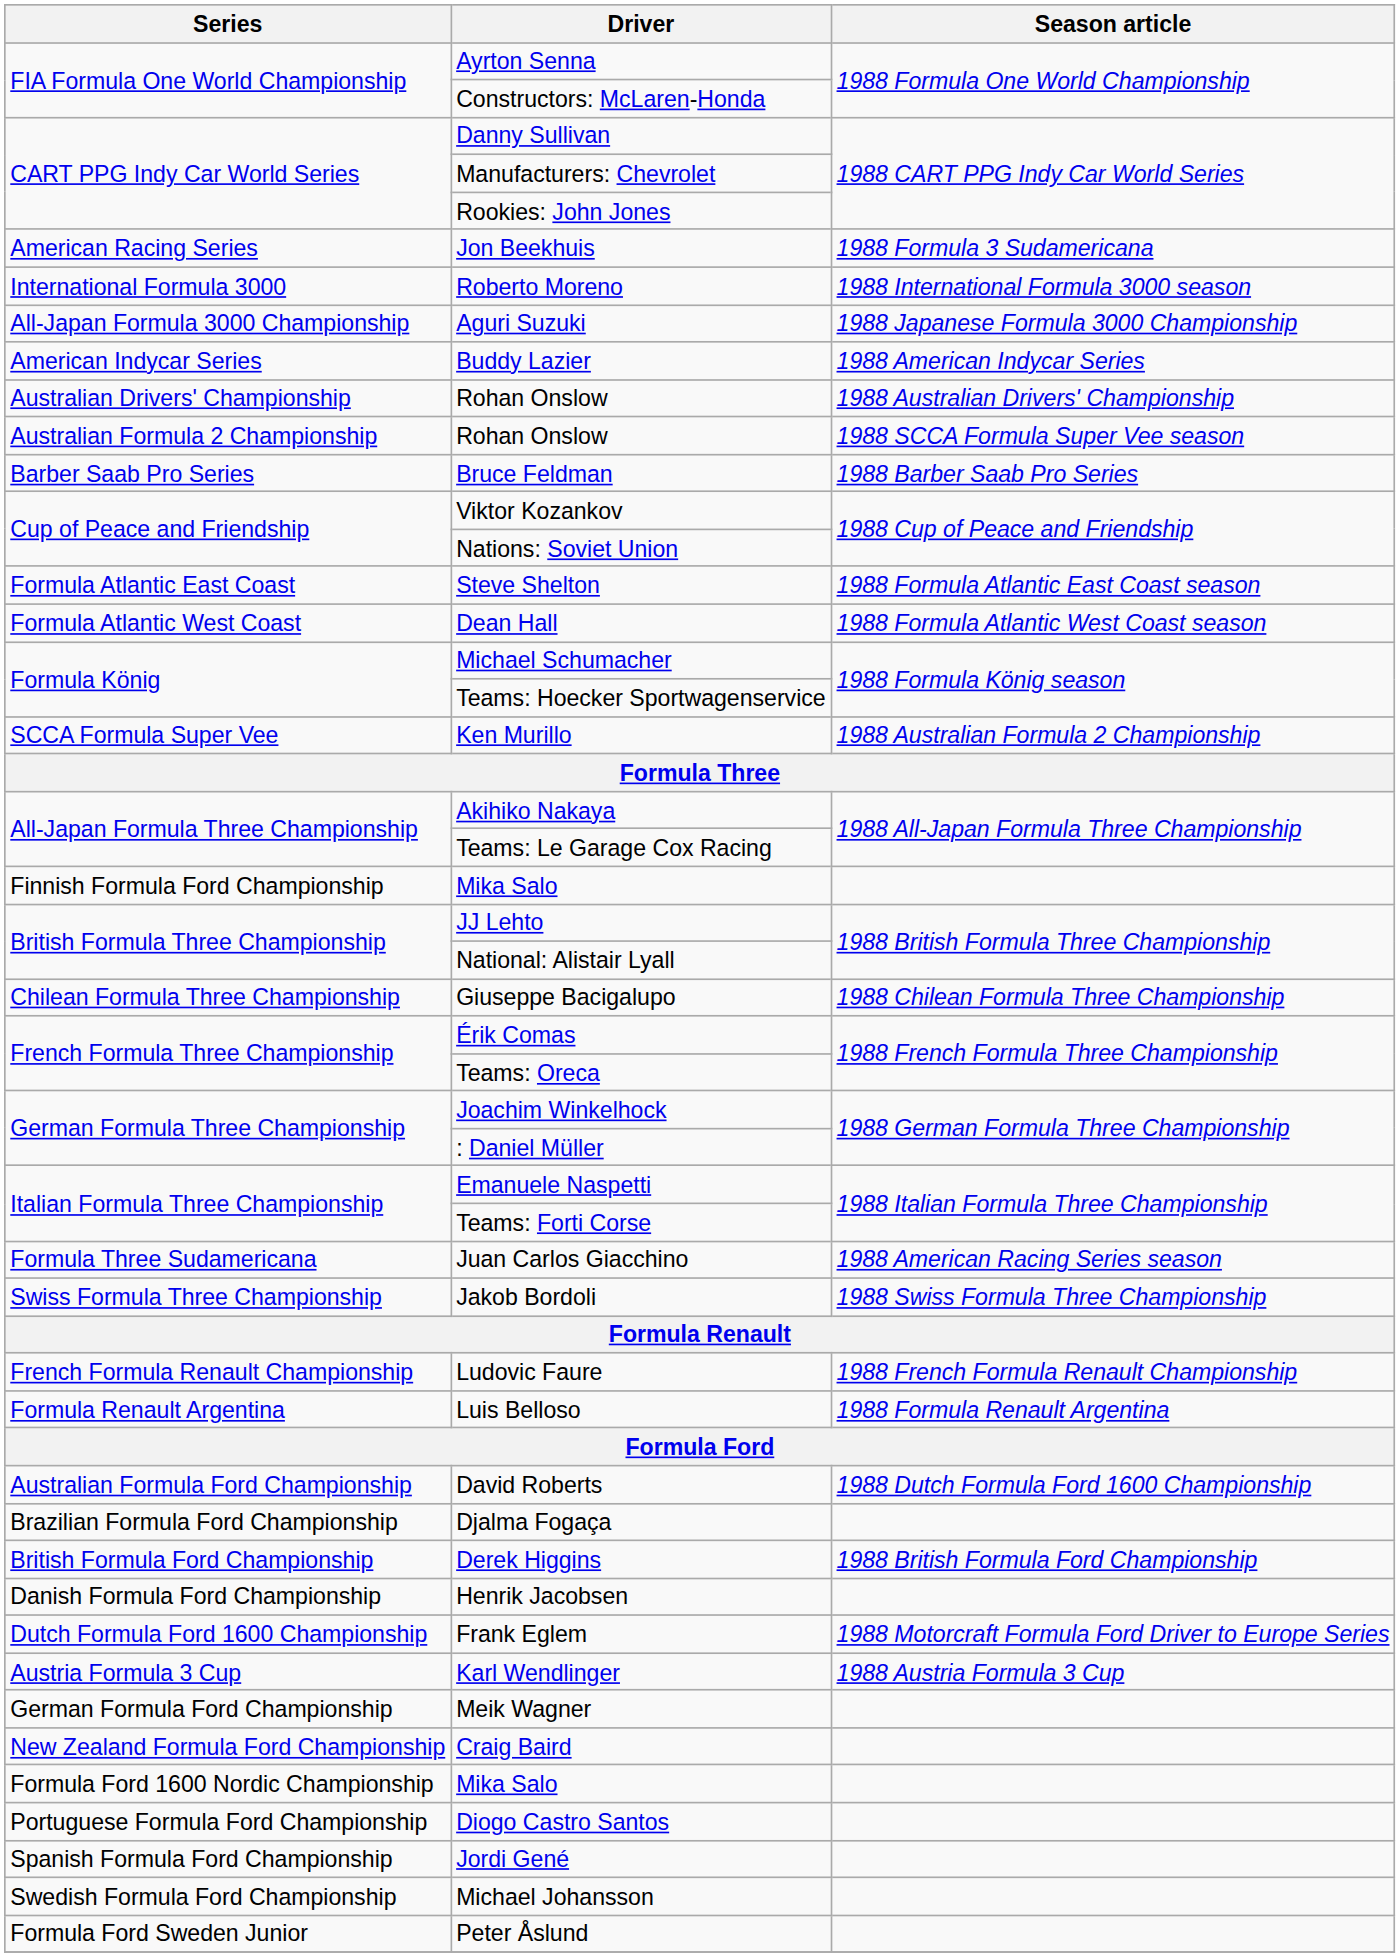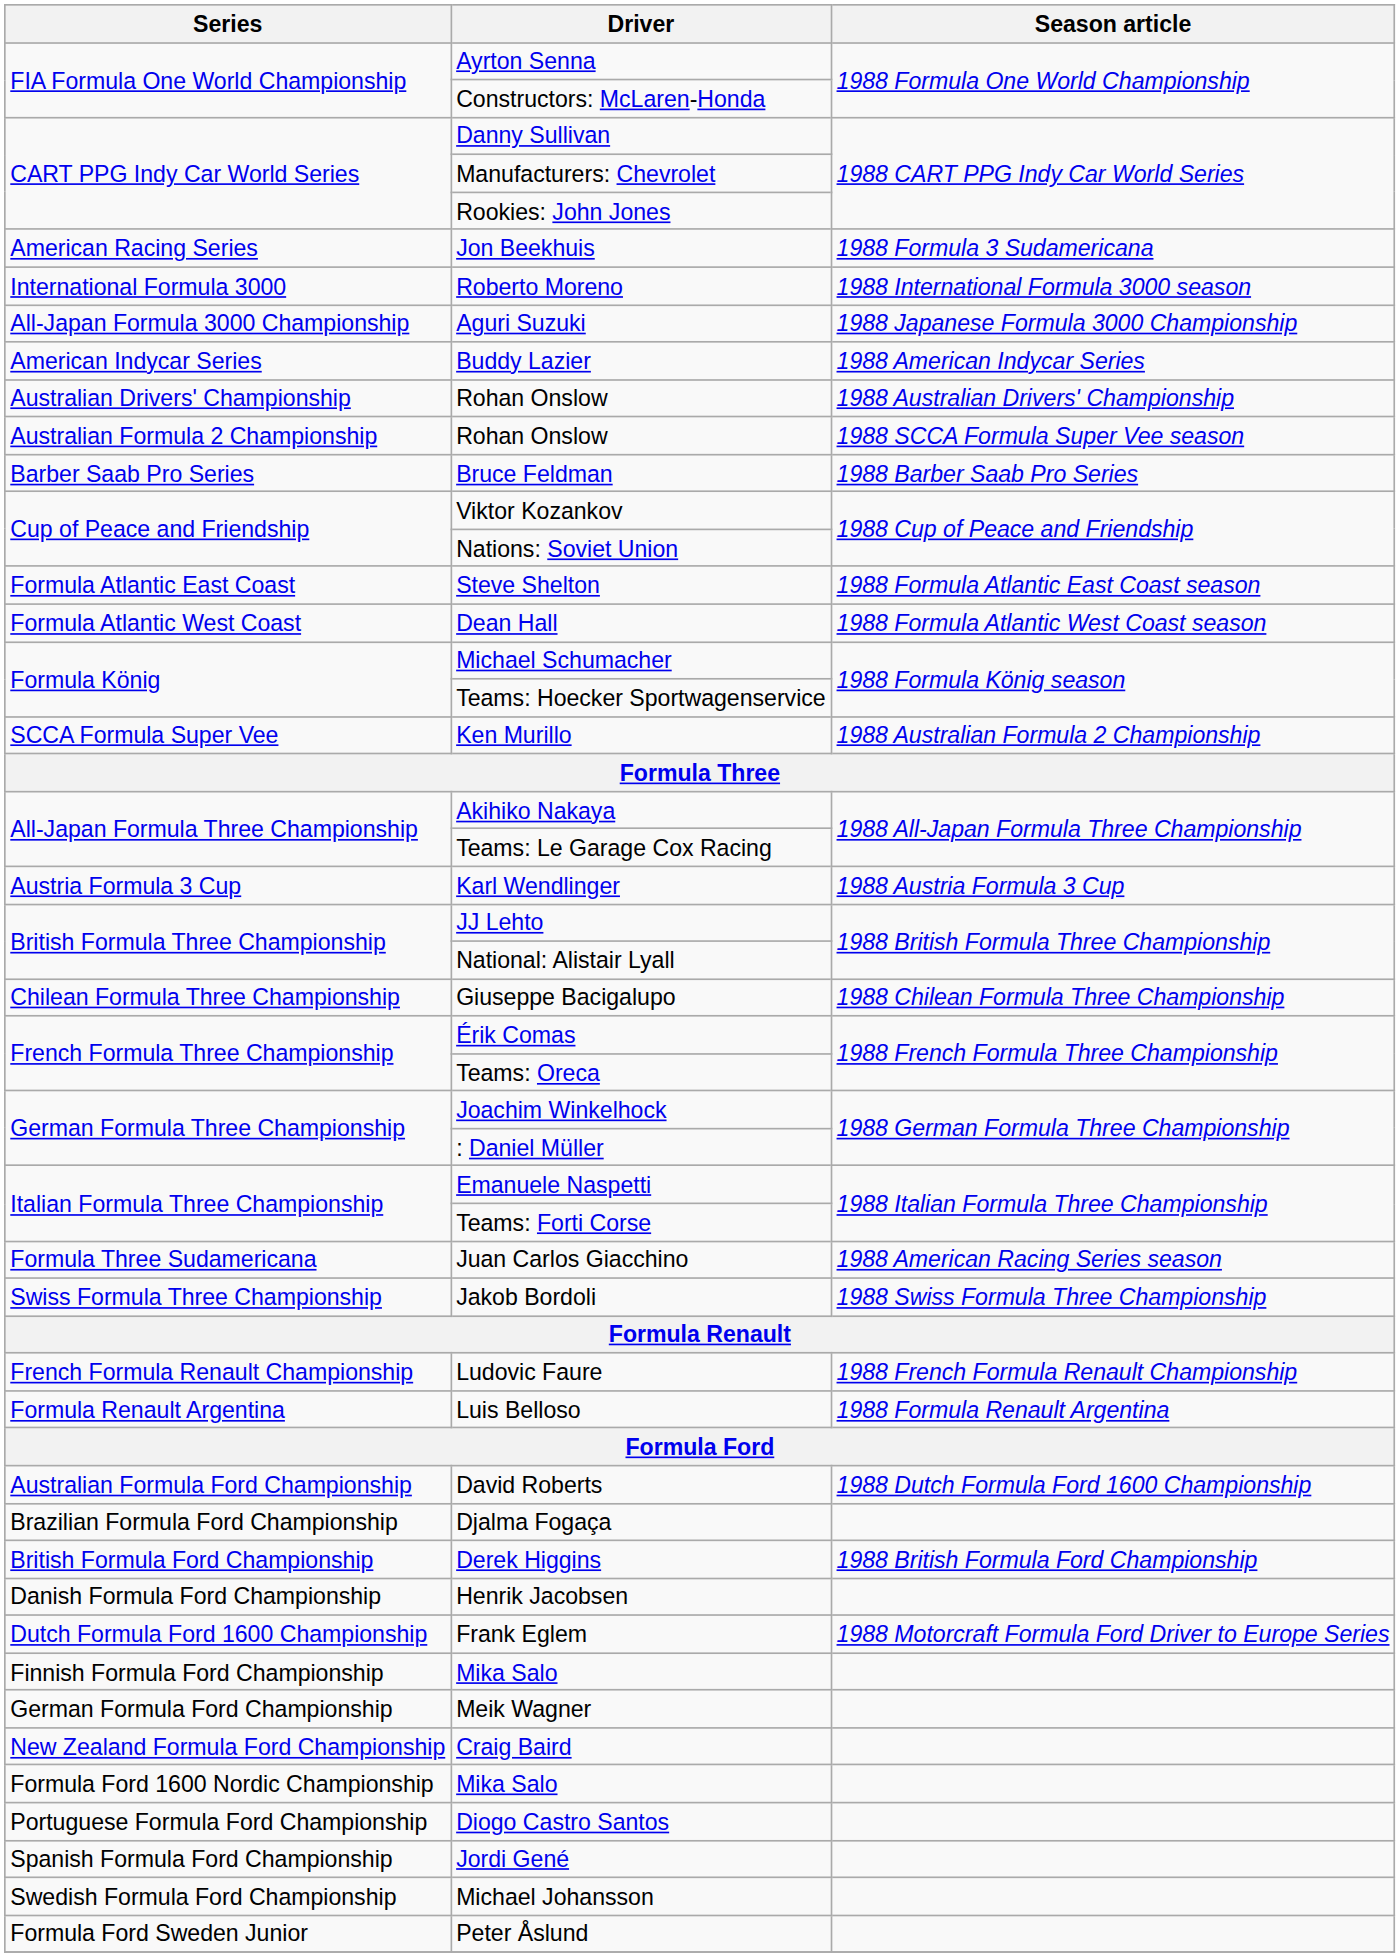rows swapped: (126, 1671) <-> (197, 885)
